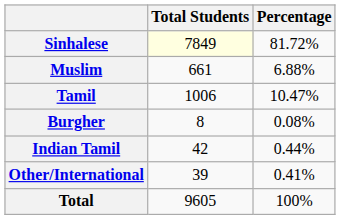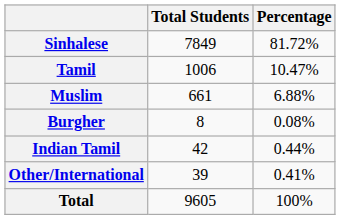(200, 43) lightyellow background -> (200, 43) no background
rows swapped: (76, 96) <-> (76, 70)
